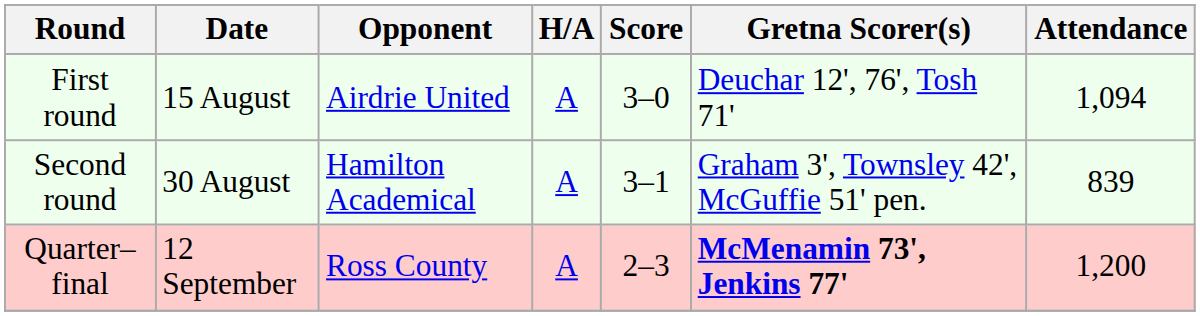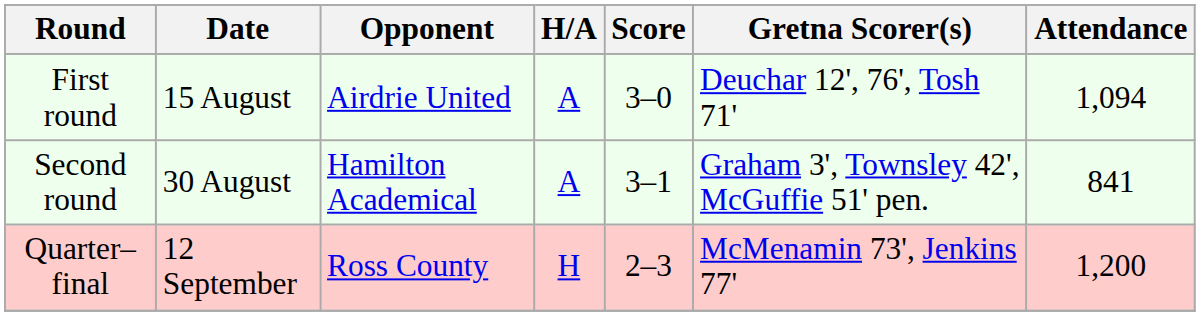(1111, 181) 839 -> (1111, 181) 841
(567, 266) A -> (569, 266) H
(812, 266) bold -> (858, 266) normal
